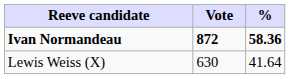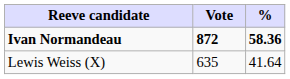(207, 62) 630 -> (207, 62) 635
